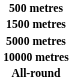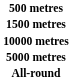rows swapped: (36, 41) <-> (36, 57)
